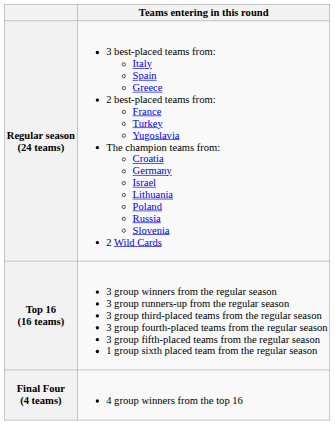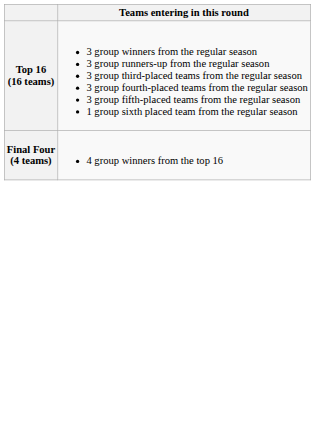- row: (41, 141)
